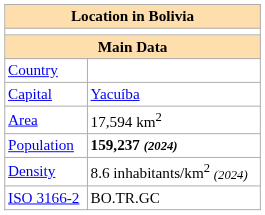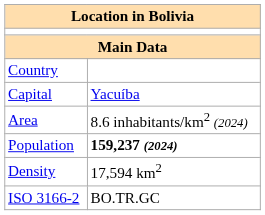(126, 120) 17,594 km2 -> (169, 120) 8.6 inhabitants/km2 (2024)
(169, 171) 8.6 inhabitants/km2 (2024) -> (126, 171) 17,594 km2
